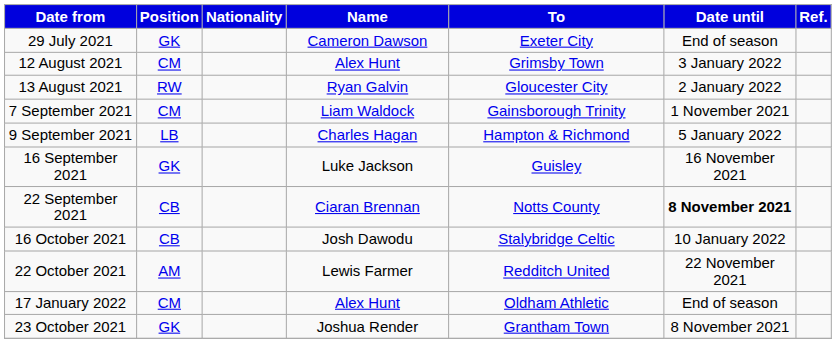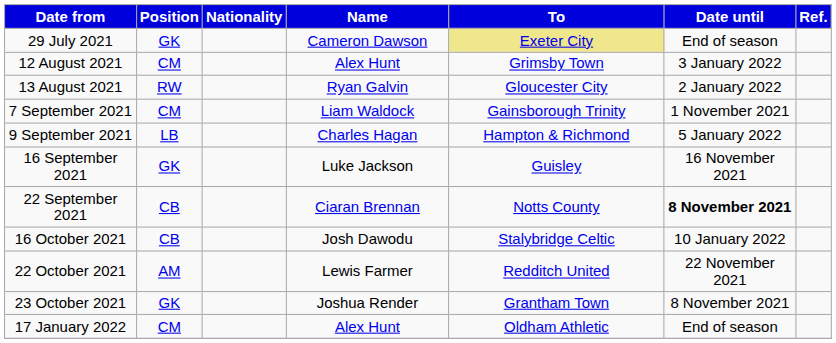(556, 40) no background -> (556, 40) khaki background
rows swapped: (70, 327) <-> (70, 303)
